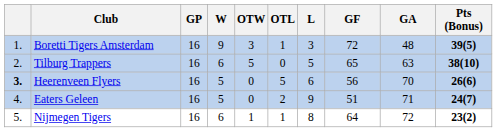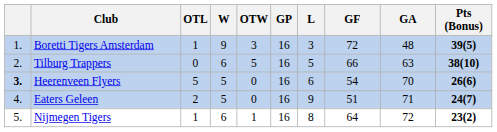columns swapped: (194, 20) <-> (283, 20)
(352, 63) 65 -> (352, 63) 66
(352, 81) 56 -> (352, 81) 54
